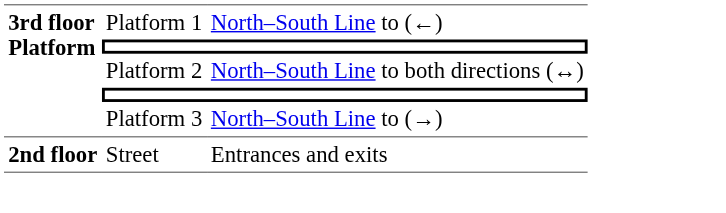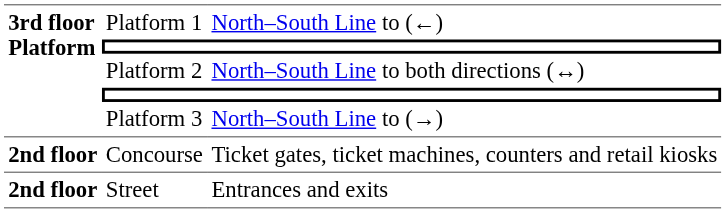+ row: (154, 154)
